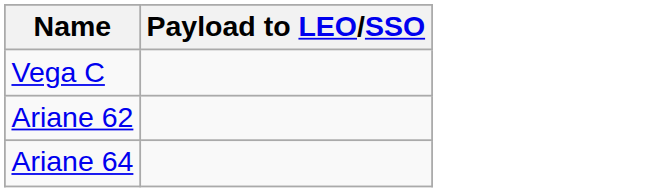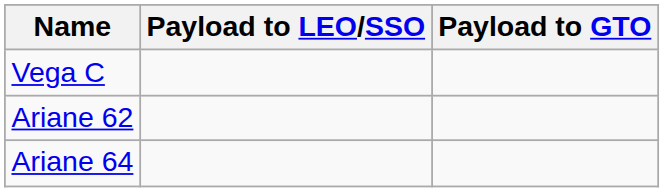+ column: (545, 27)
